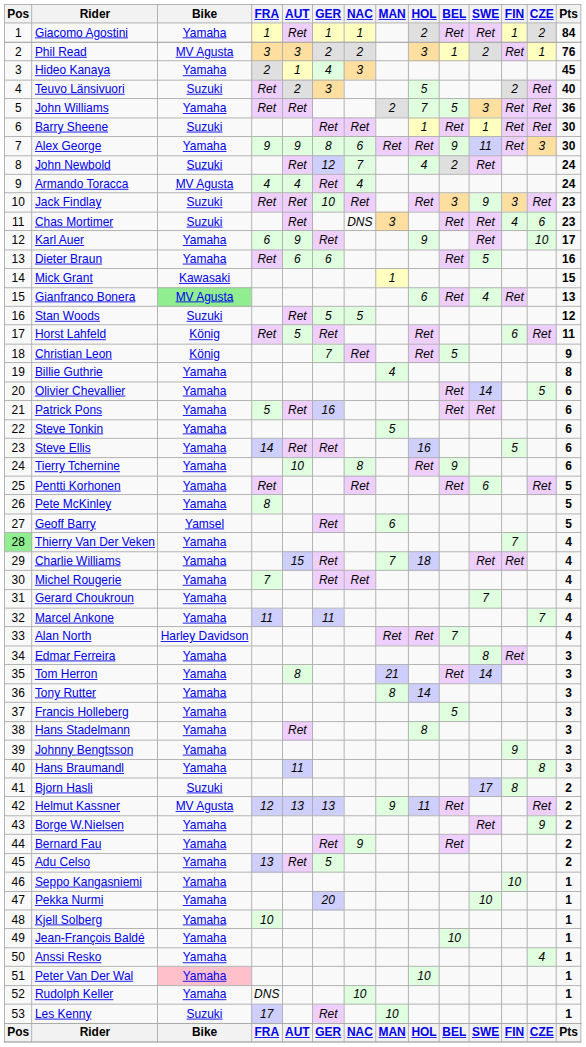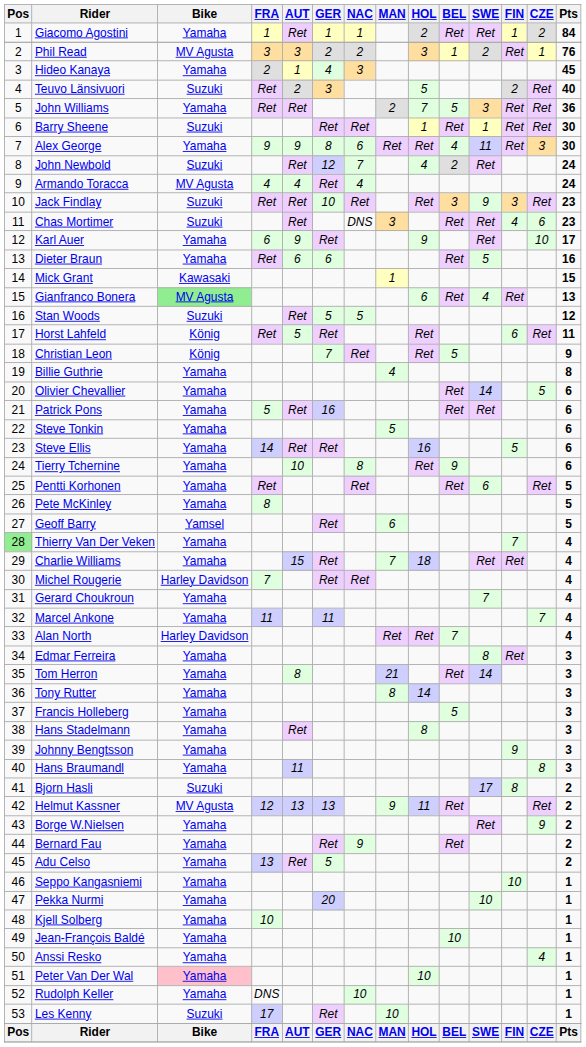(454, 146) 9 -> (454, 146) 4
(205, 579) Yamaha -> (205, 579) Harley Davidson
